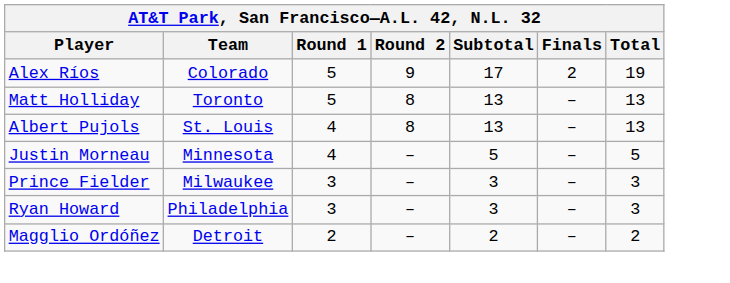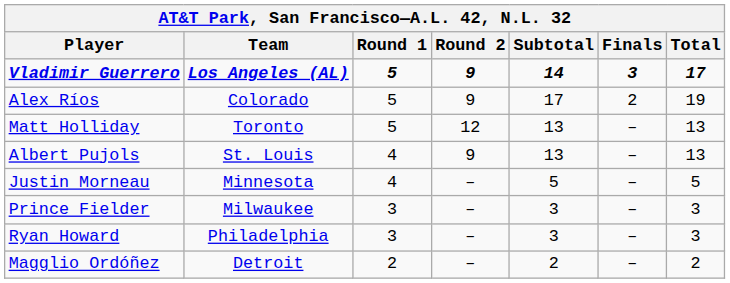+ row: (94, 73)
(410, 100) 8 -> (470, 128) 12
(410, 128) 8 -> (470, 155) 9
